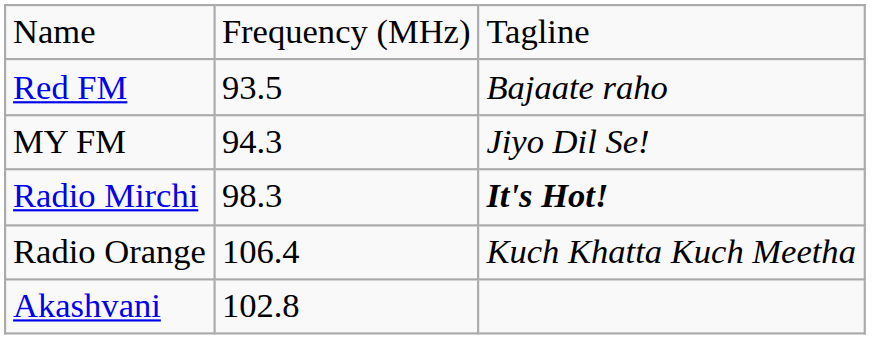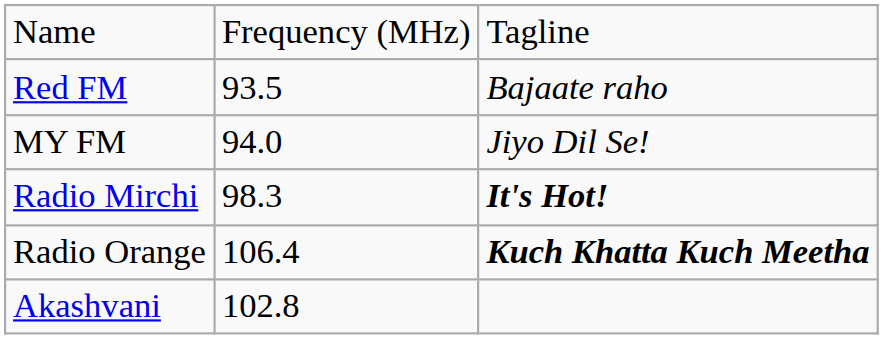(252, 141) 94.3 -> (252, 141) 94.0
(671, 251) normal -> (678, 251) bold
